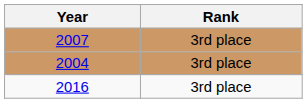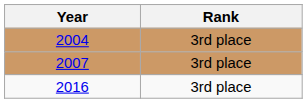rows swapped: (72, 63) <-> (72, 40)
